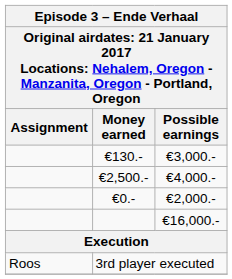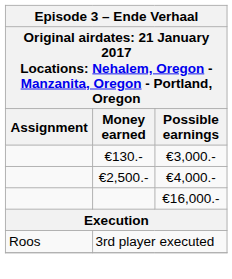- row: (124, 199)
